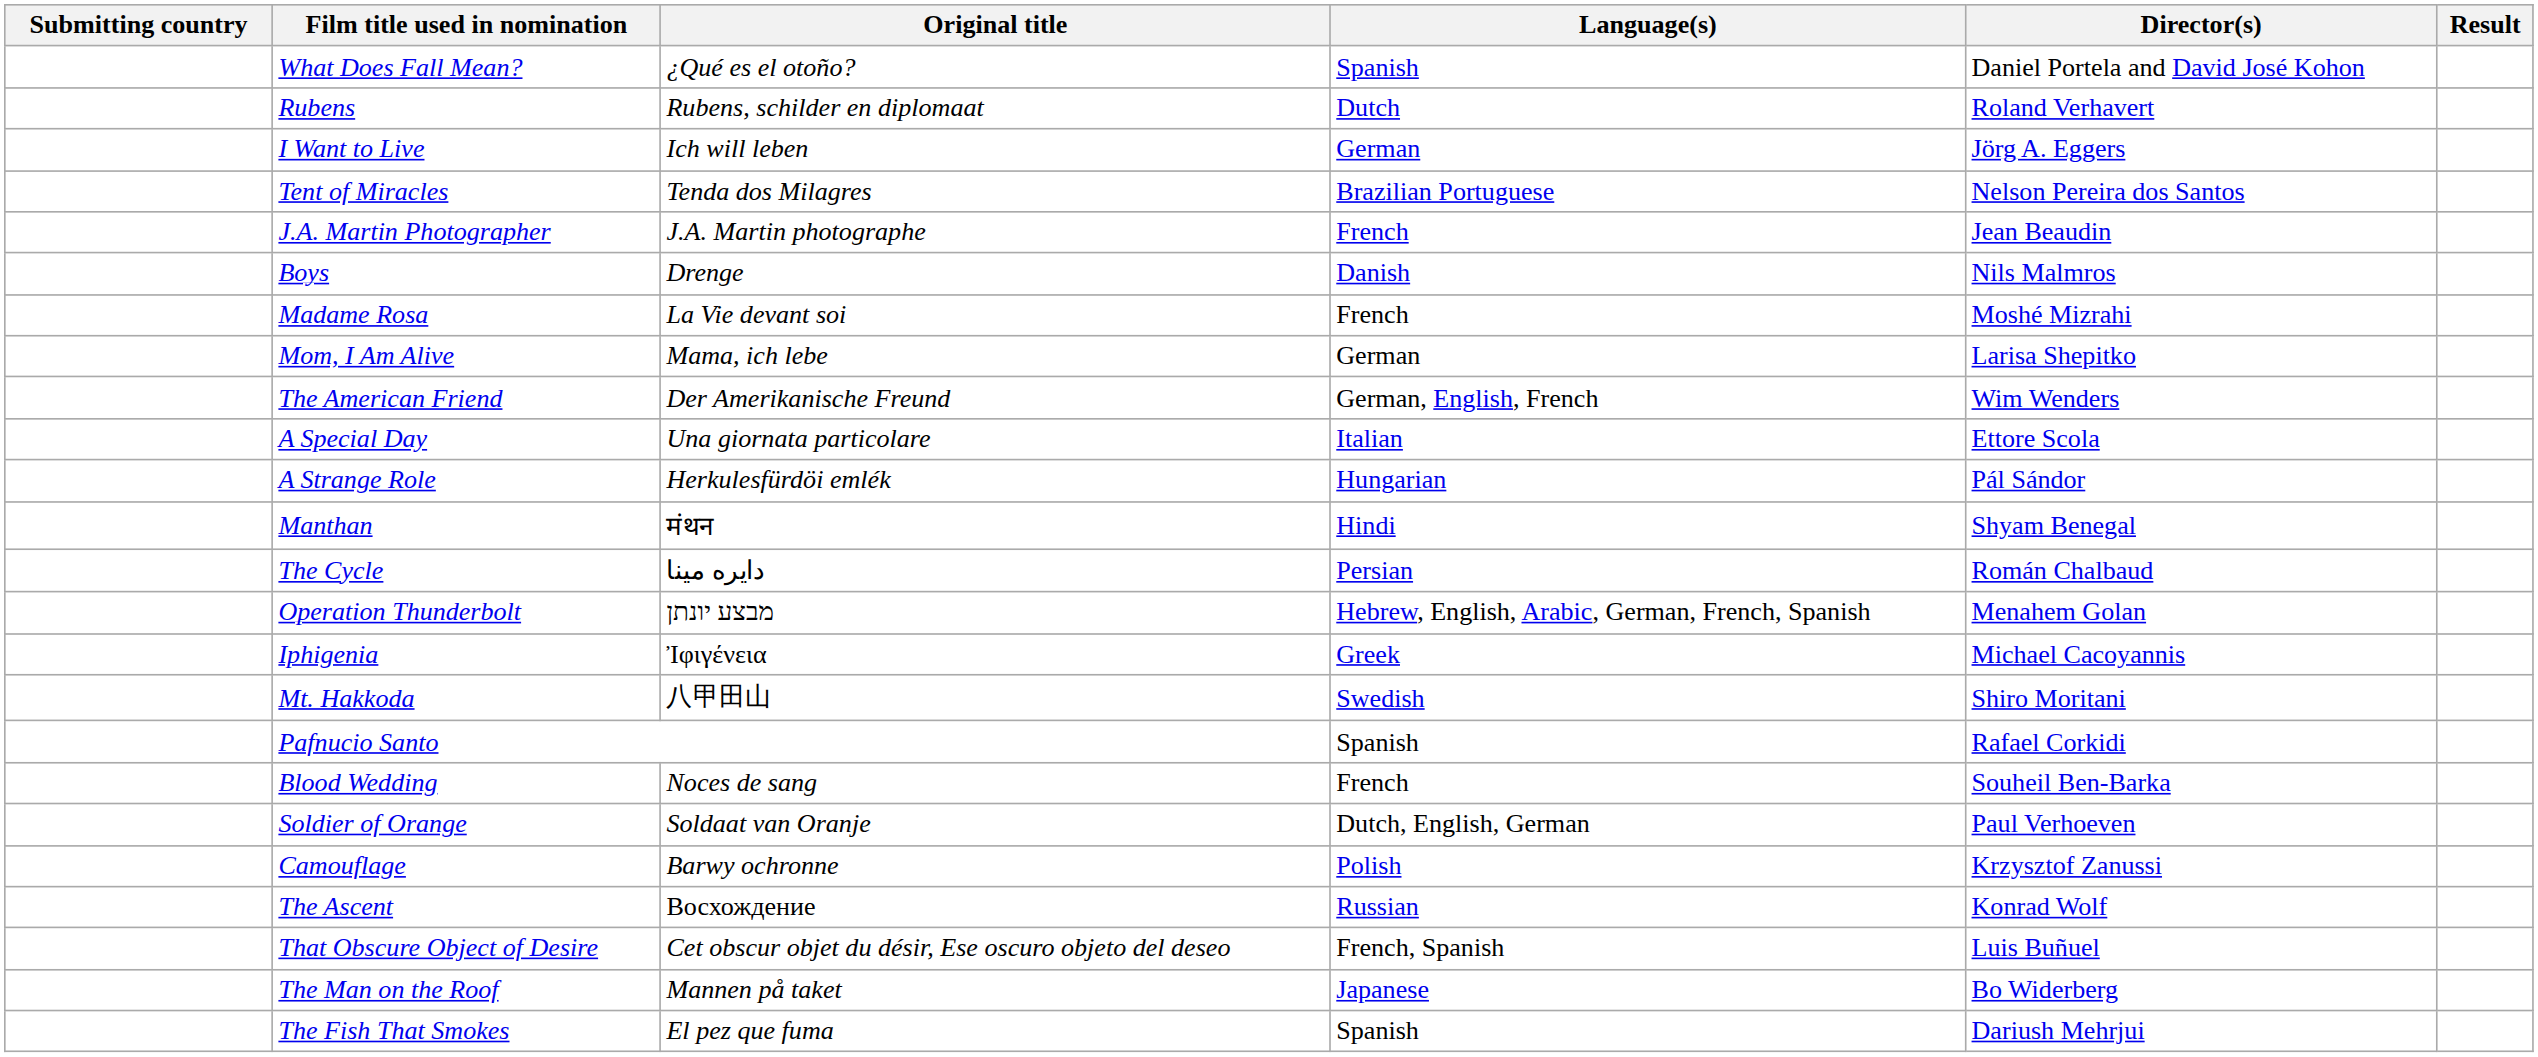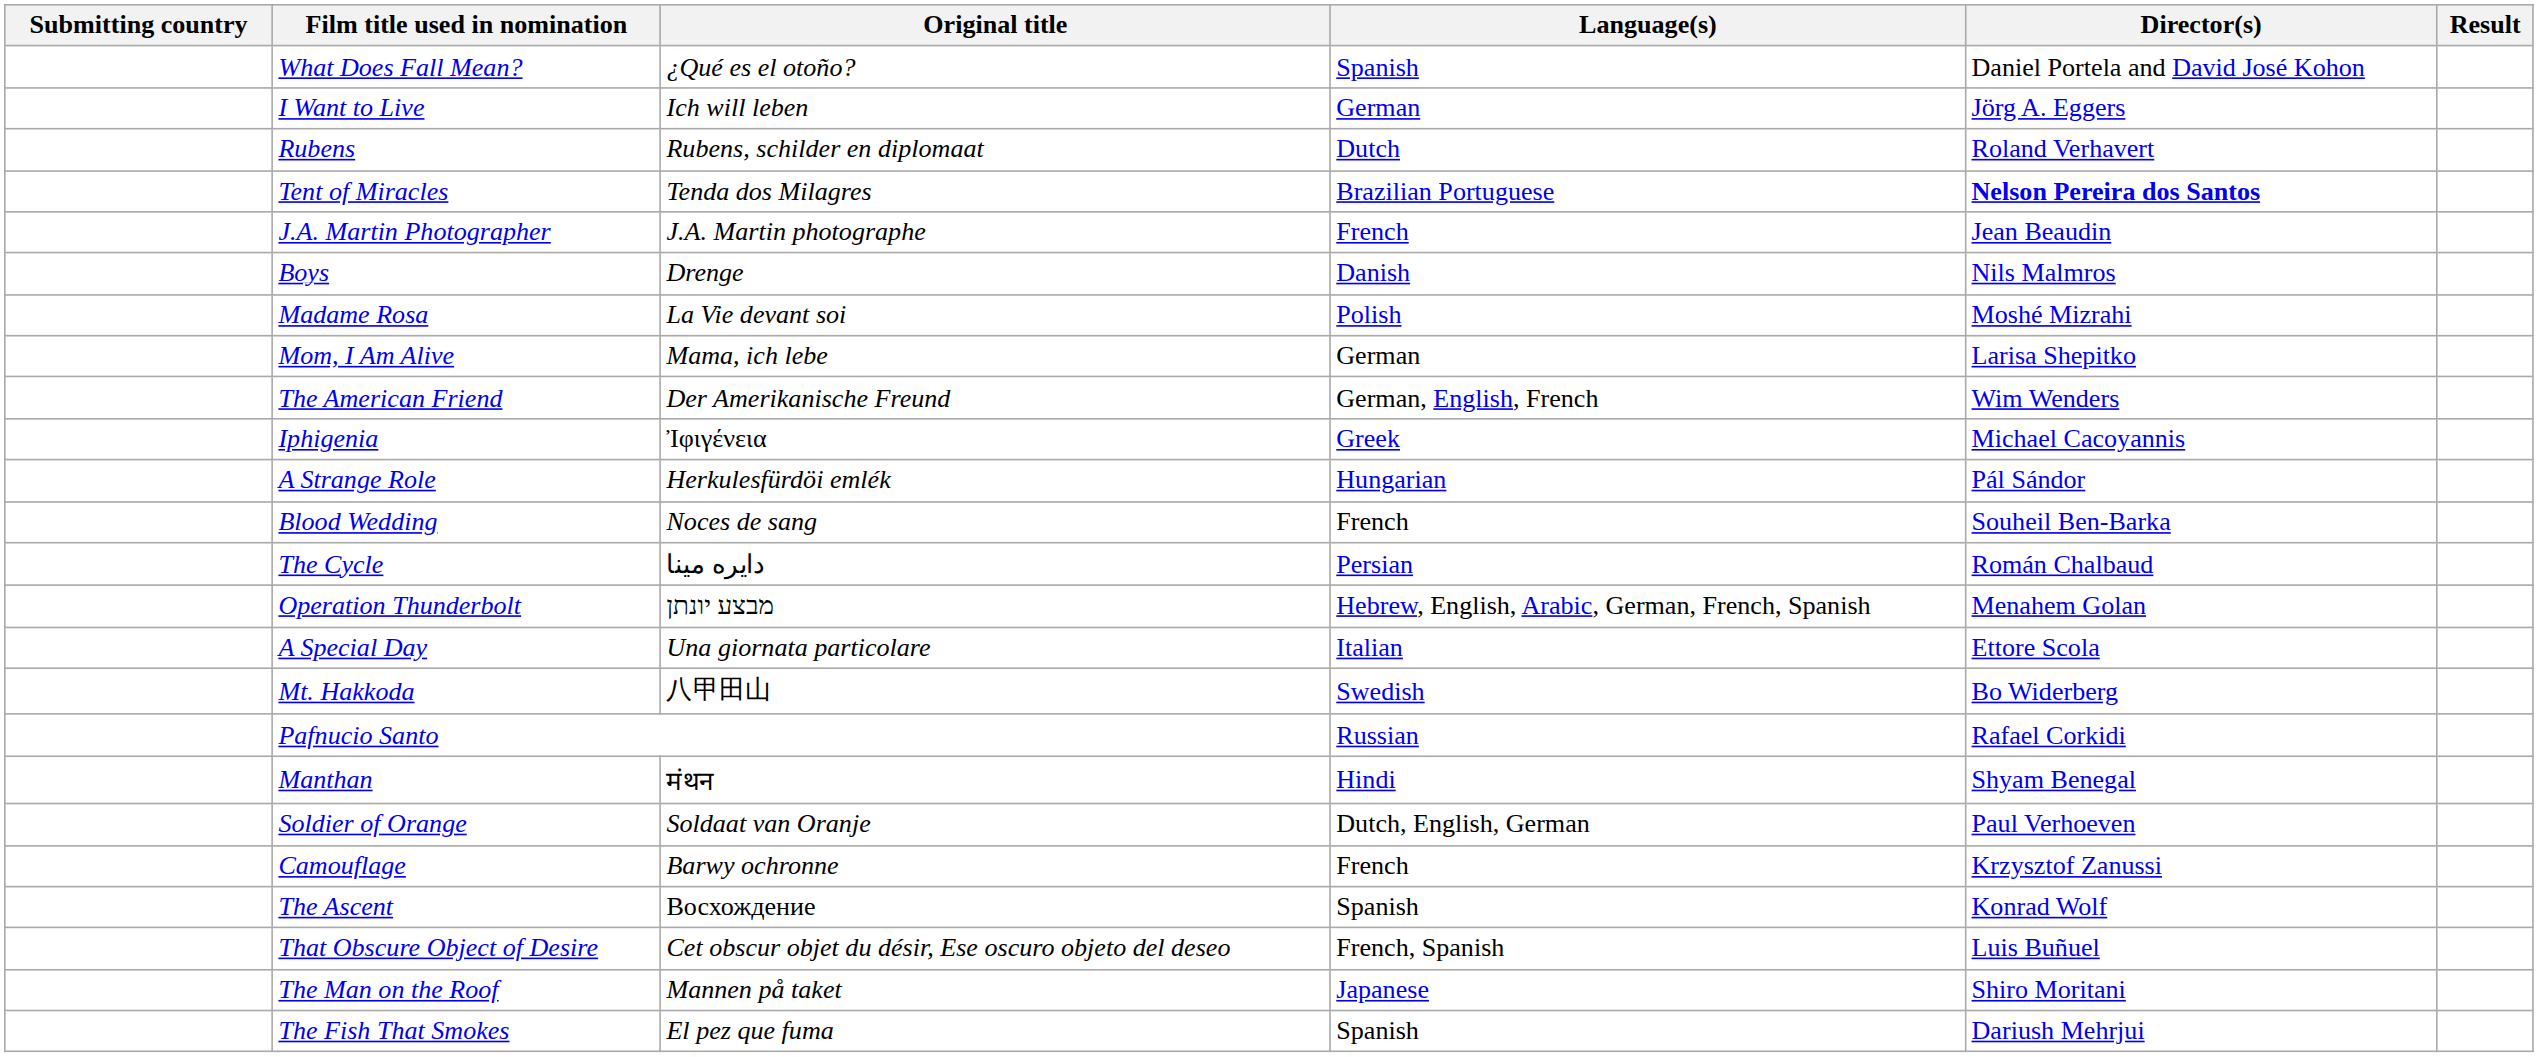rows swapped: (351, 149) <-> (317, 107)
(2108, 190) normal -> (2116, 190) bold
(1372, 314) French -> (1369, 314) Polish
rows swapped: (328, 653) <-> (353, 438)
rows swapped: (325, 524) <-> (358, 782)
(2049, 697) Shiro Moritani -> (2045, 691) Bo Widerberg
(1378, 741) Spanish -> (1378, 734) Russian
(1369, 865) Polish -> (1372, 865) French
(1378, 906) Russian -> (1378, 906) Spanish
(2045, 989) Bo Widerberg -> (2049, 989) Shiro Moritani
